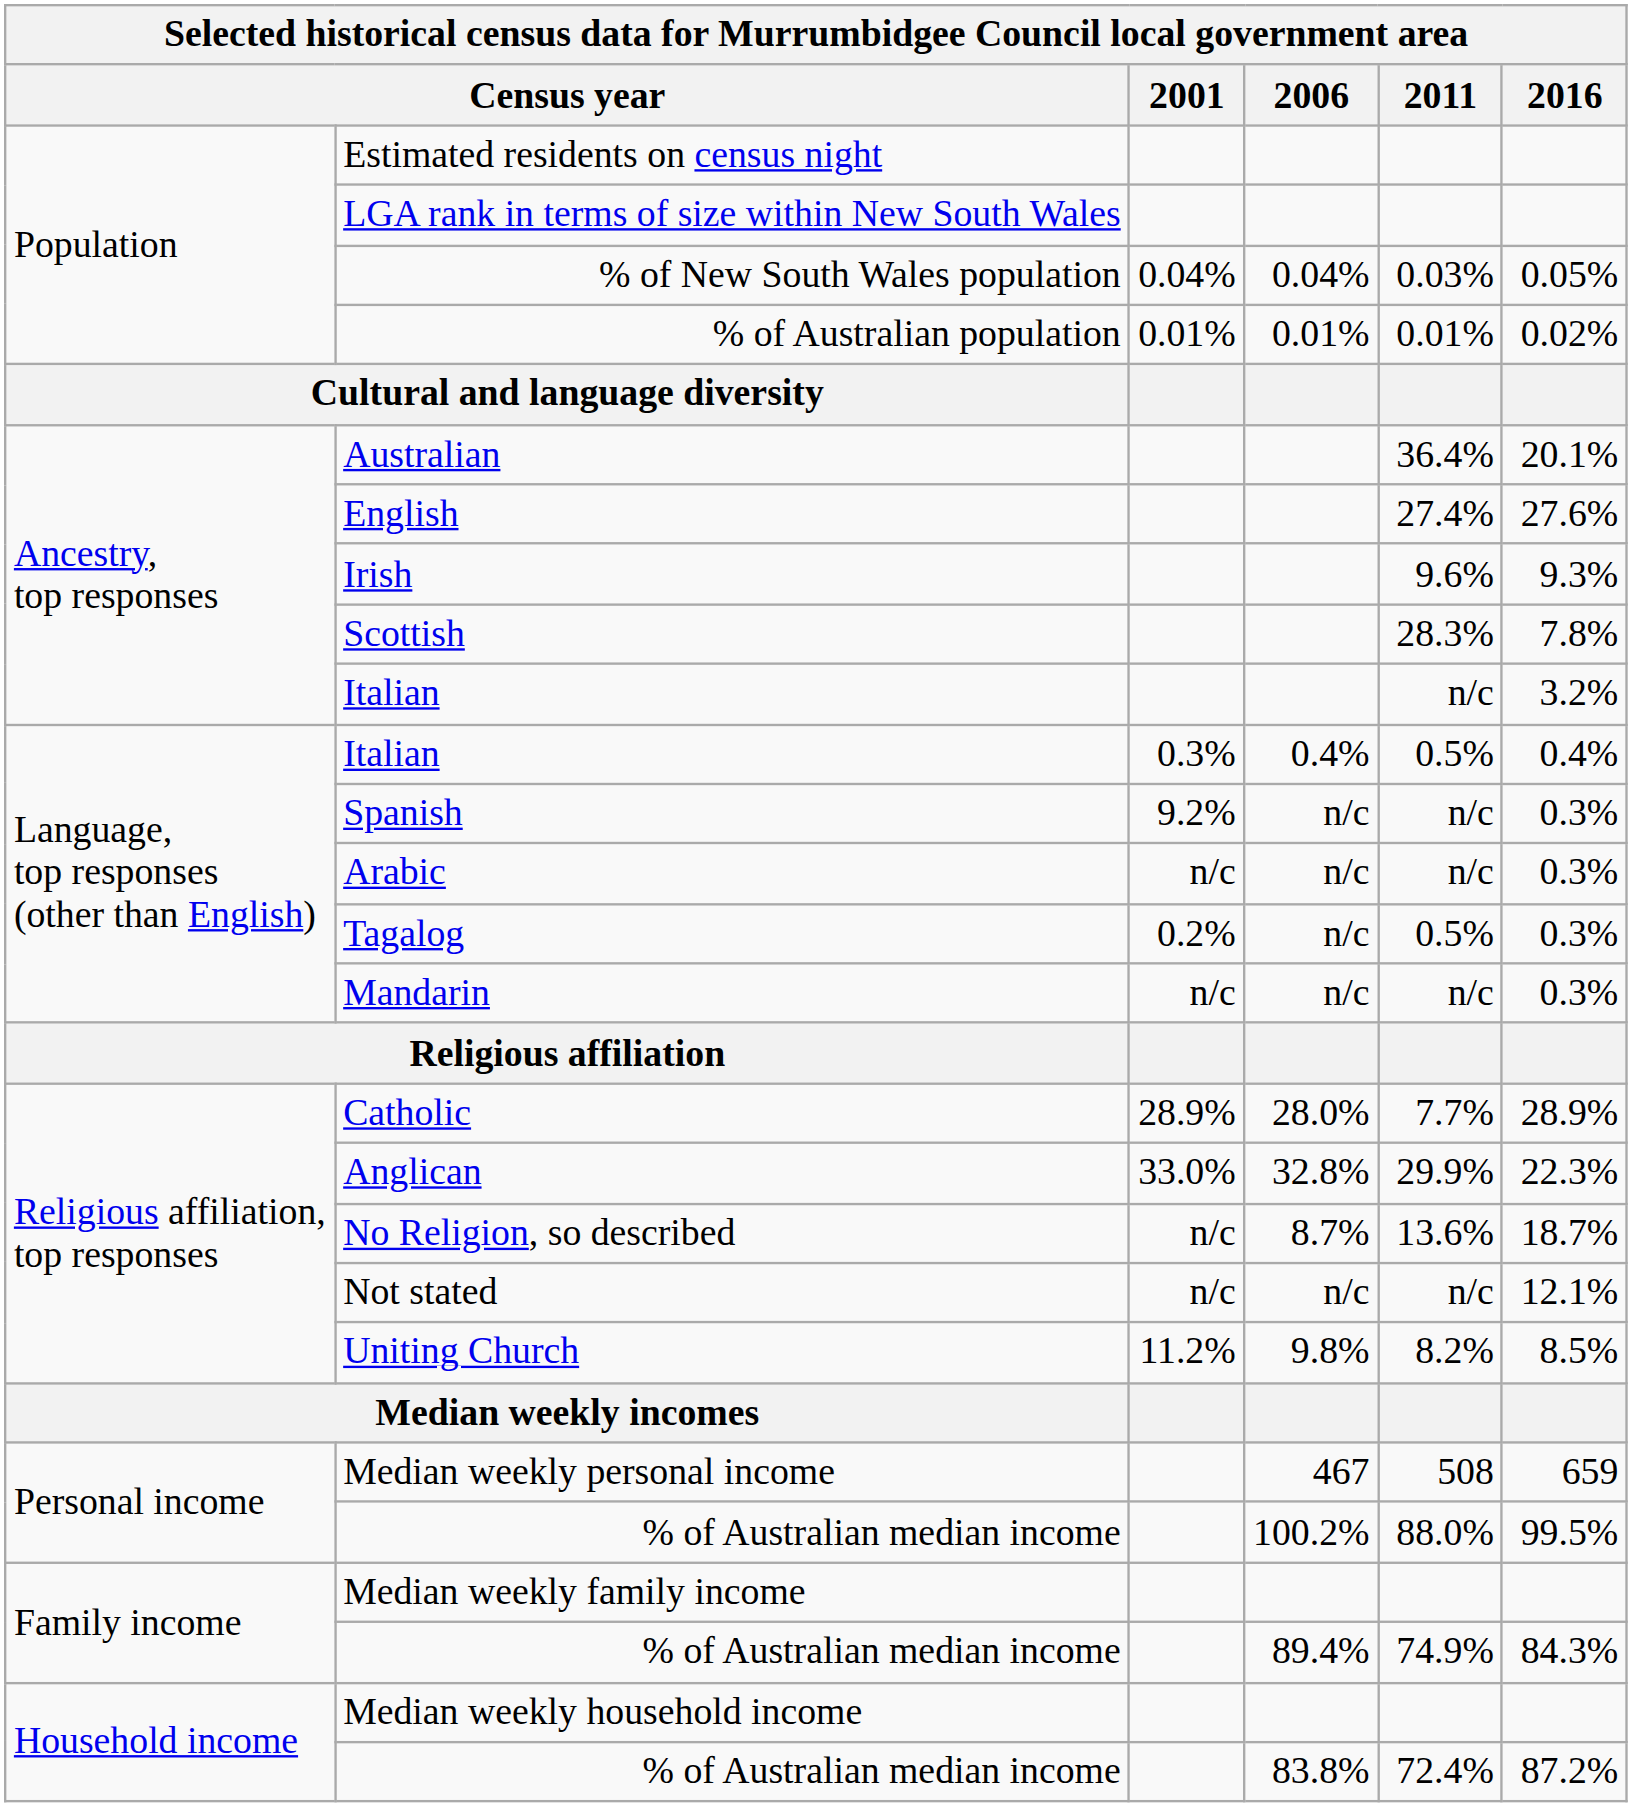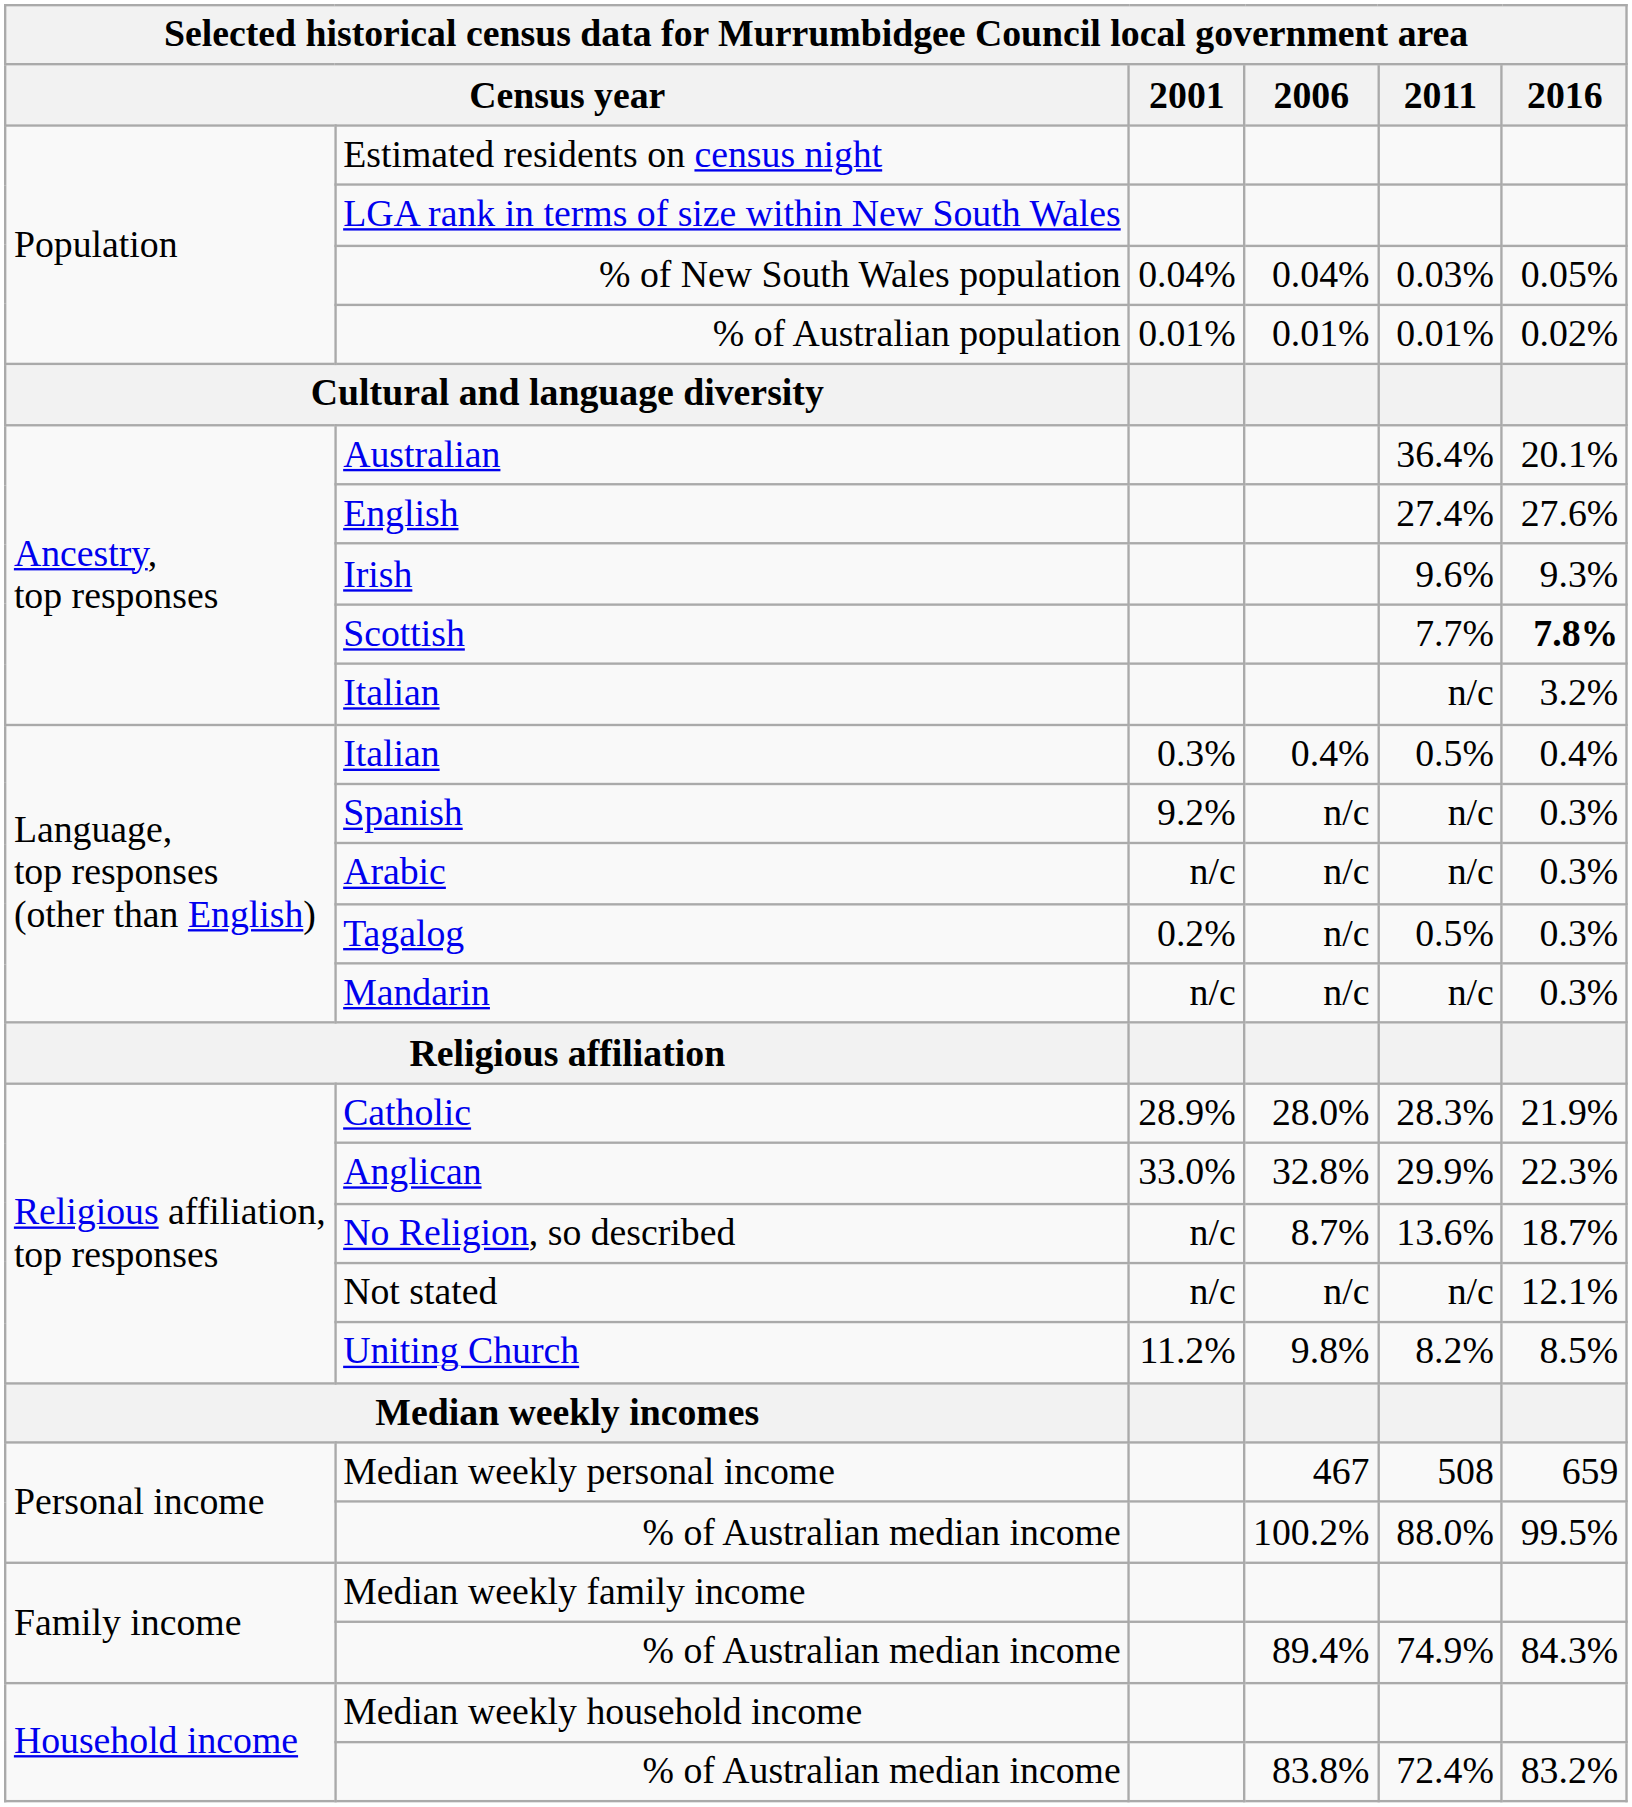(1440, 633) 28.3% -> (1455, 633) 7.7%
(1574, 633) normal -> (1571, 633) bold
(1455, 1112) 7.7% -> (1440, 1112) 28.3%
(1565, 1112) 28.9% -> (1565, 1112) 21.9%
(1565, 1771) 87.2% -> (1565, 1771) 83.2%
